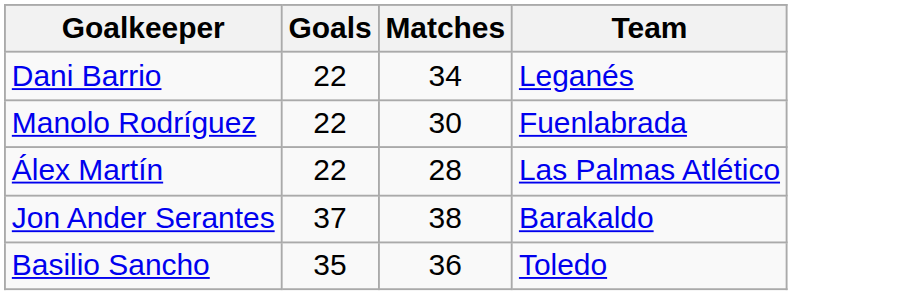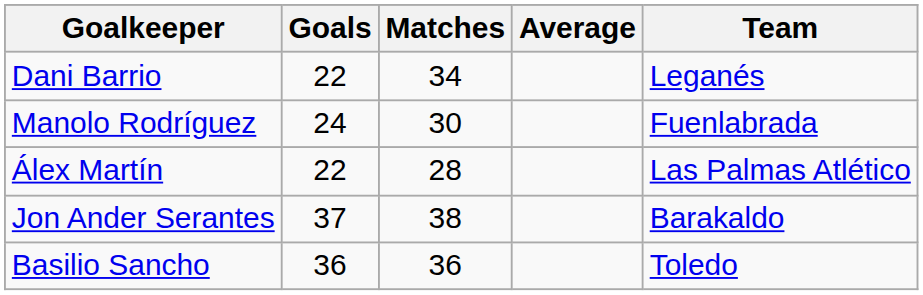+ column: (577, 28)
(330, 123) 22 -> (330, 123) 24
(330, 265) 35 -> (330, 265) 36
